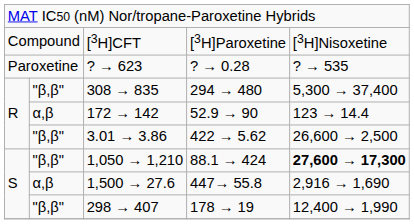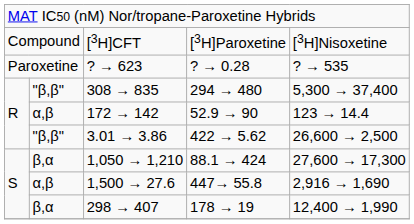(48, 160) "β,β" -> (43, 160) β,α
(349, 160) bold -> (349, 160) normal
(48, 206) "β,β" -> (43, 206) β,α
